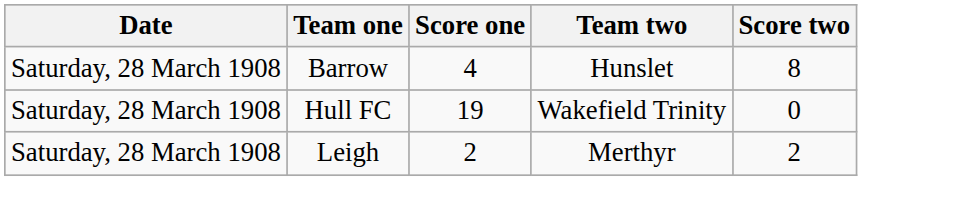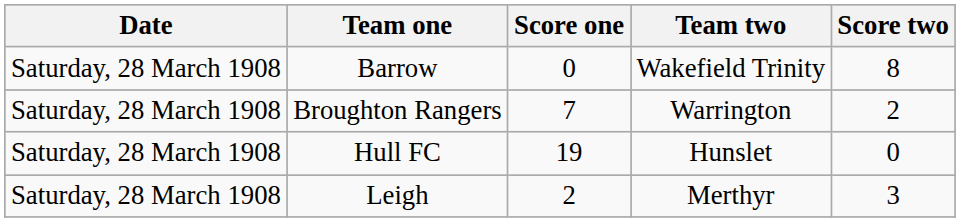(470, 68) 4 -> (569, 68) 0
(632, 68) Hunslet -> (731, 68) Wakefield Trinity
+ row: (397, 110)
(632, 110) Wakefield Trinity -> (731, 152) Hunslet
(794, 152) 2 -> (893, 195) 3
